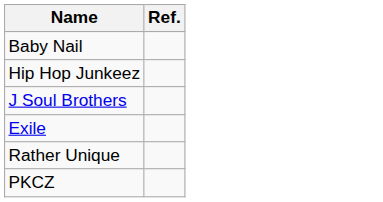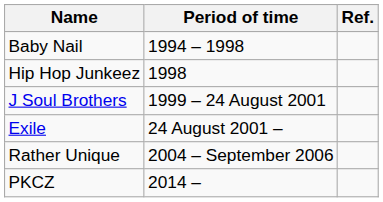+ column: (241, 18)
